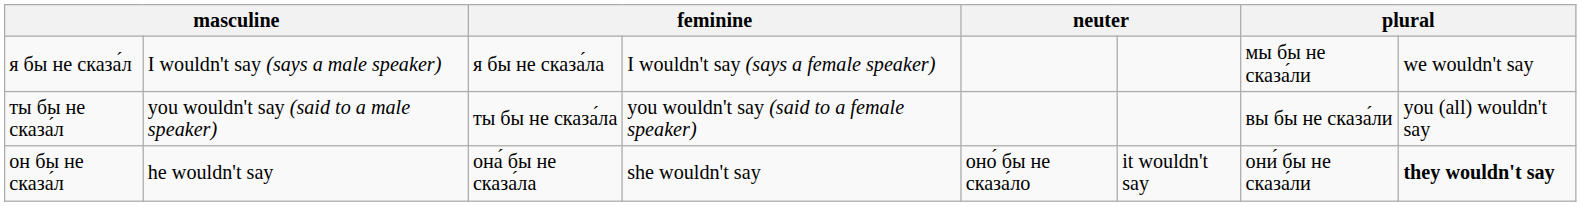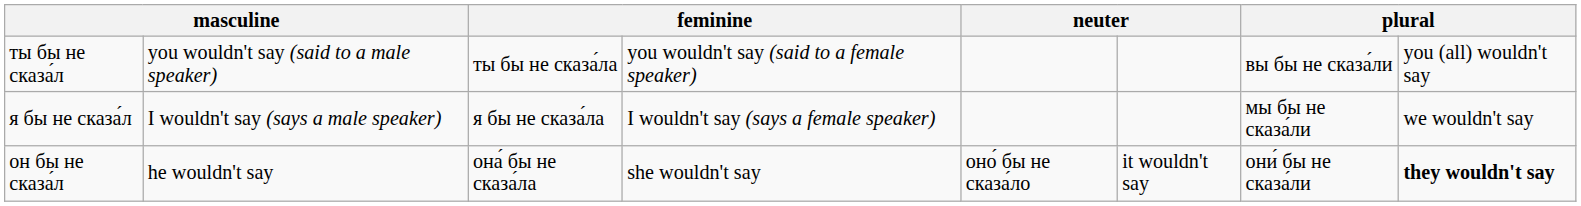rows swapped: (71, 63) <-> (47, 118)
